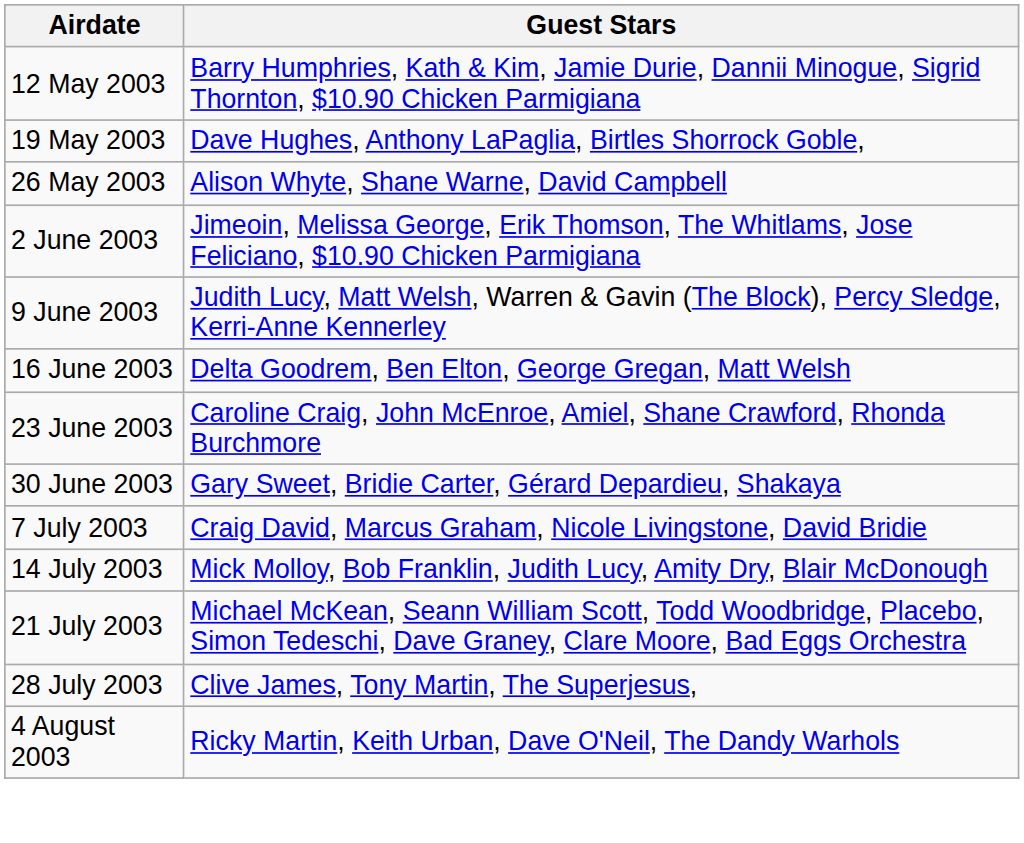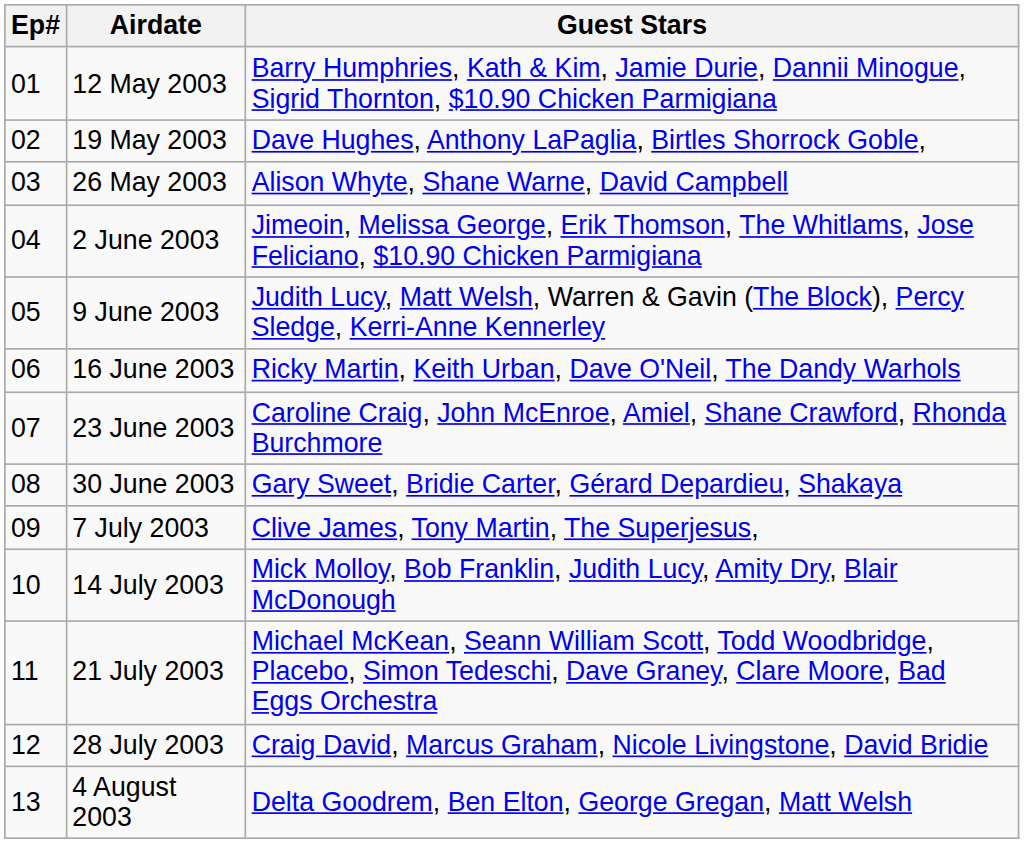+ column: (35, 25)
(521, 370) Delta Goodrem, Ben Elton, George Gregan, Matt Welsh -> (606, 370) Ricky Martin, Keith Urban, Dave O'Neil, The Dandy Warhols
(559, 527) Craig David, Marcus Graham, Nicole Livingstone, David Bridie -> (505, 527) Clive James, Tony Martin, The Superjesus,
(444, 684) Clive James, Tony Martin, The Superjesus, -> (620, 744) Craig David, Marcus Graham, Nicole Livingstone, David Bridie
(545, 741) Ricky Martin, Keith Urban, Dave O'Neil, The Dandy Warhols -> (582, 802) Delta Goodrem, Ben Elton, George Gregan, Matt Welsh
